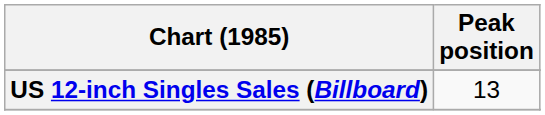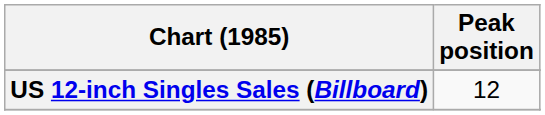(486, 89) 13 -> (486, 89) 12
